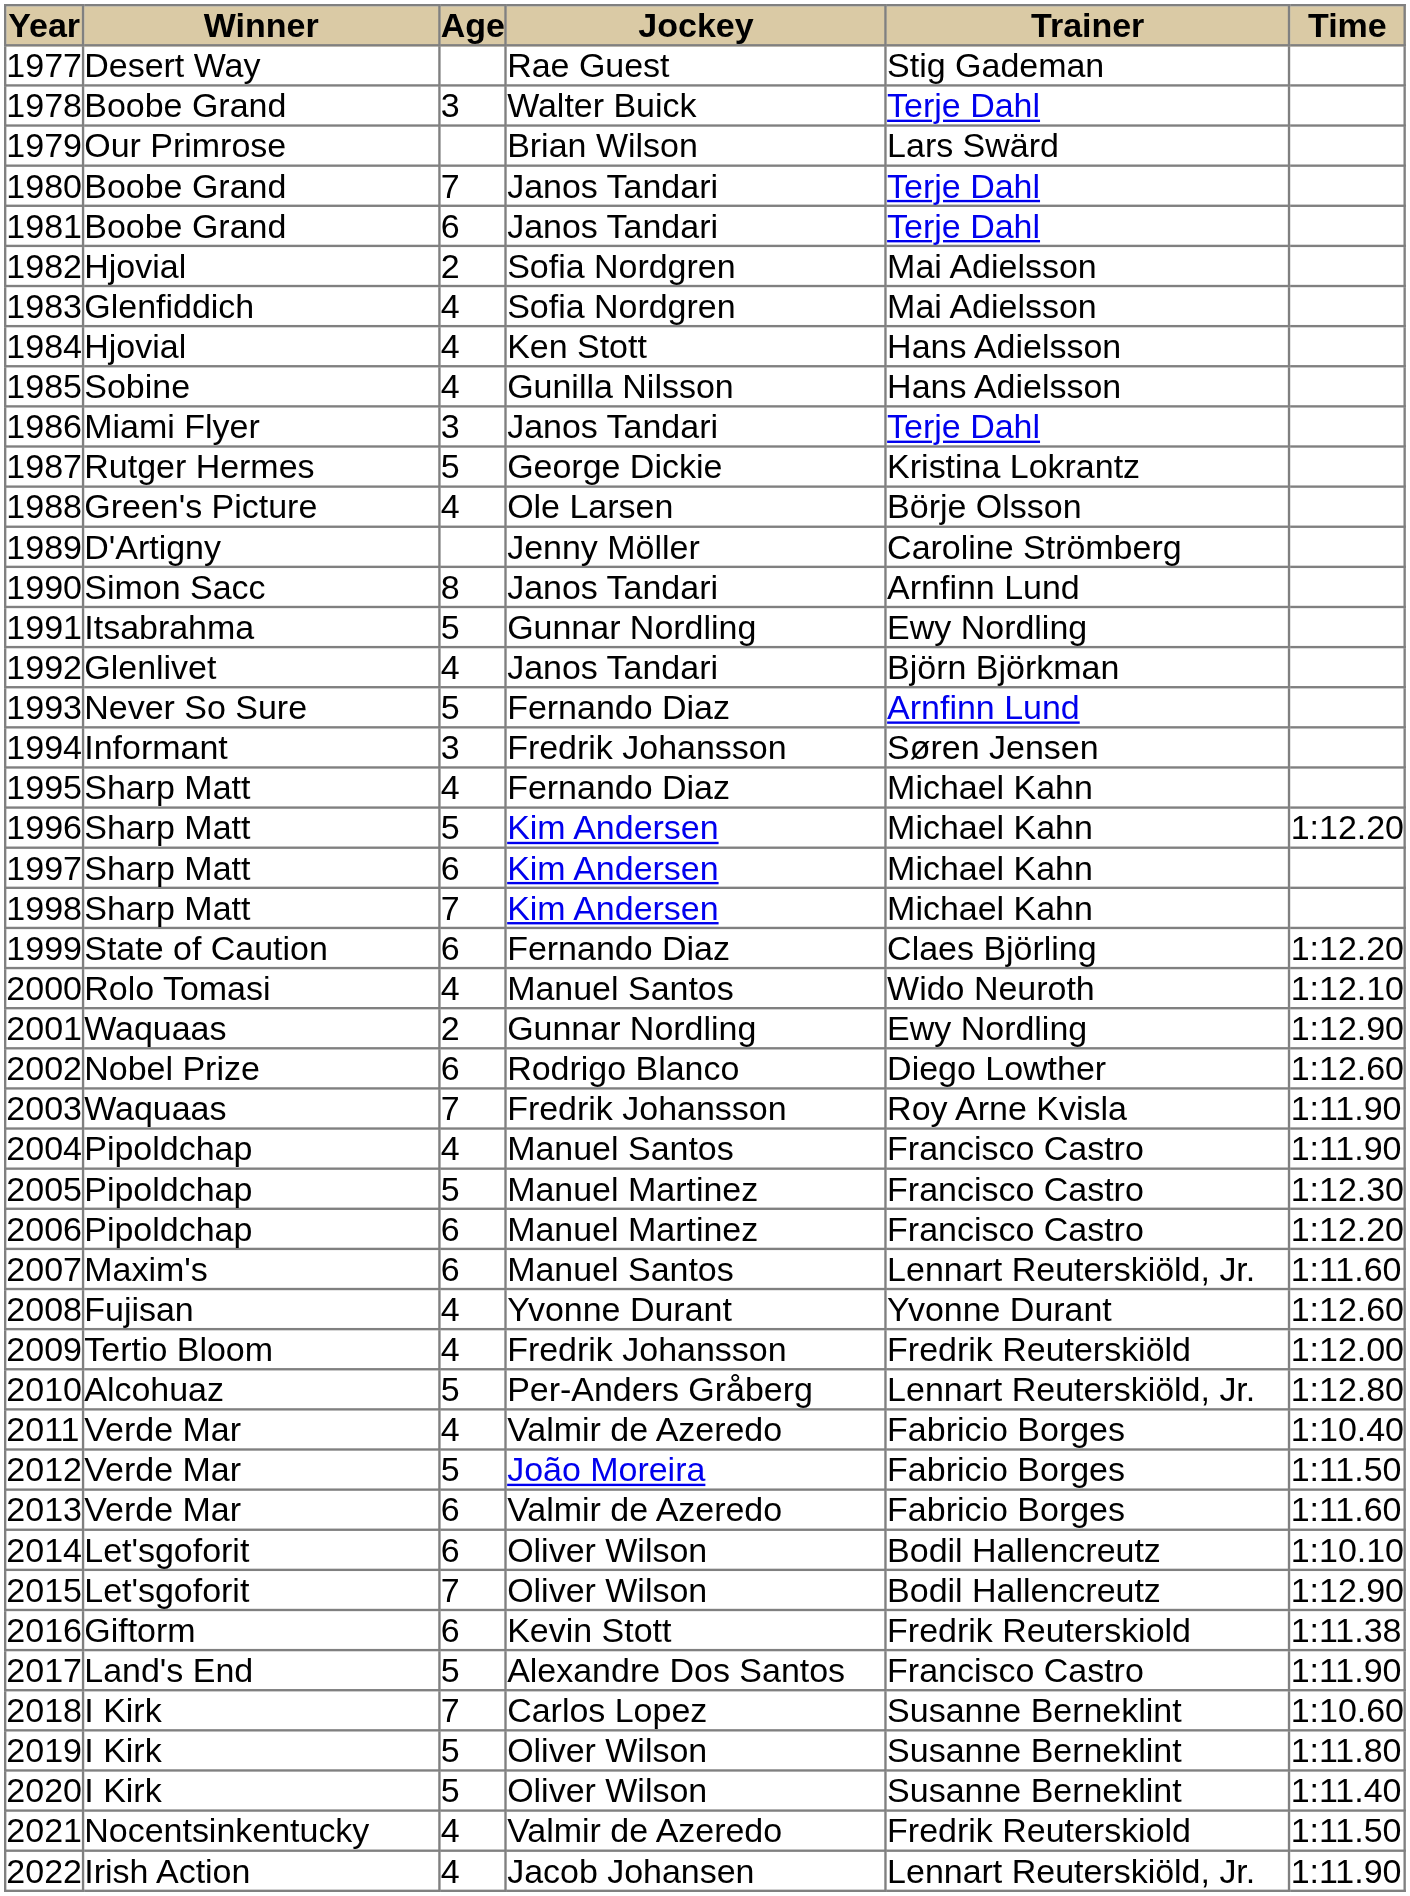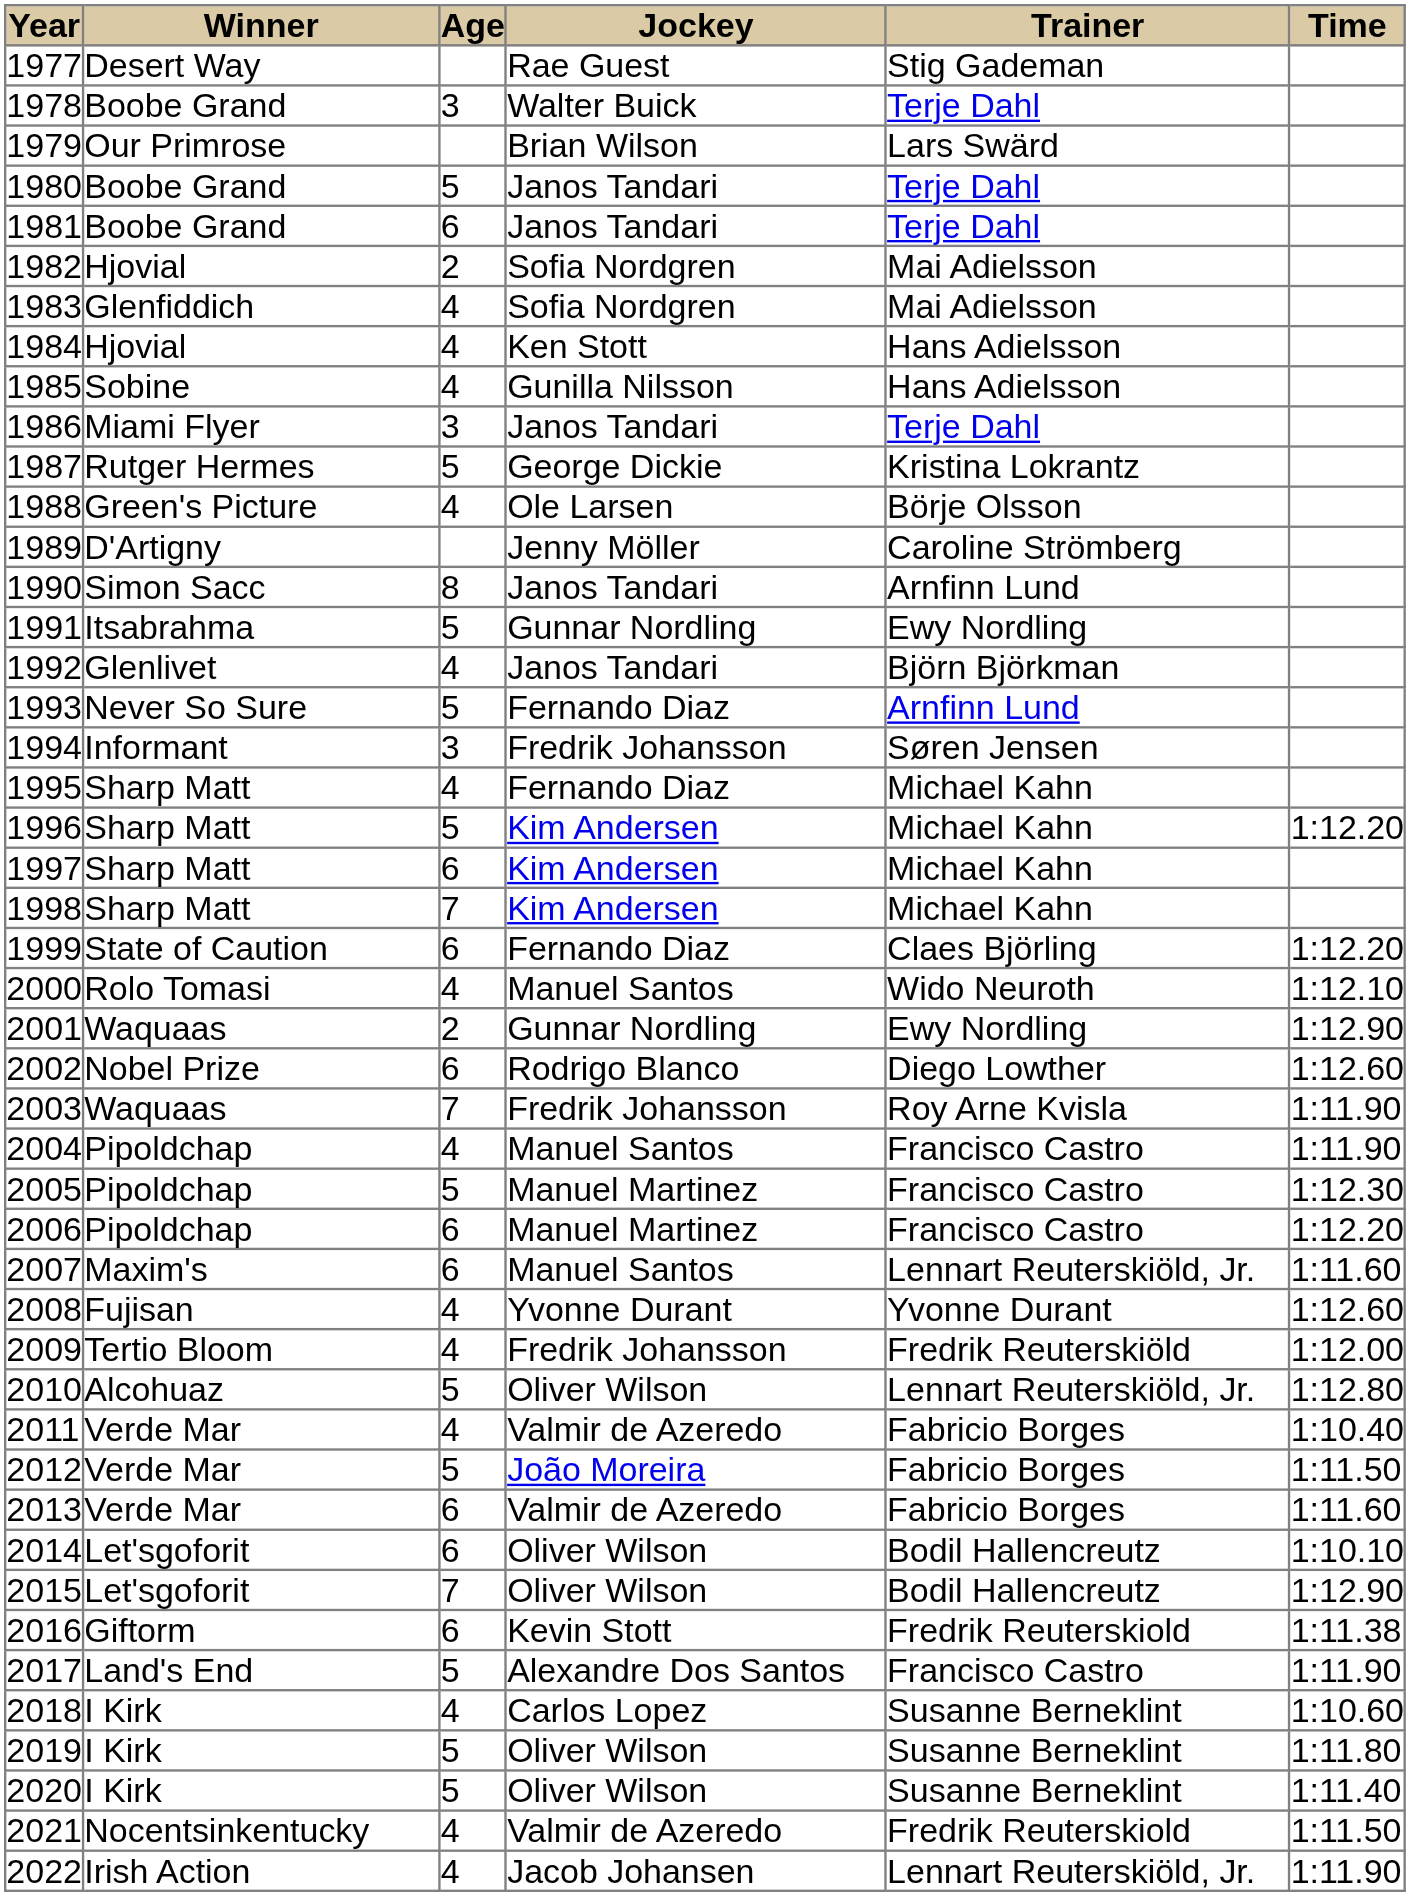(450, 186) 7 -> (450, 186) 5
(660, 1389) Per-Anders Gråberg -> (607, 1389) Oliver Wilson
(450, 1710) 7 -> (450, 1710) 4
